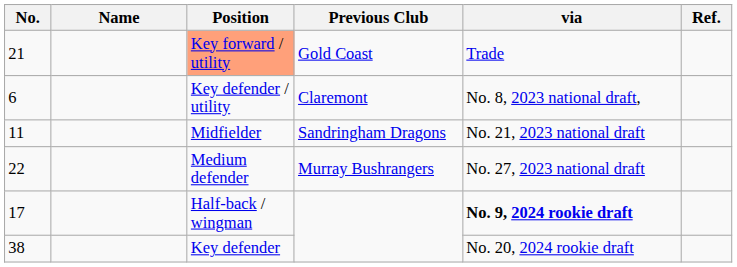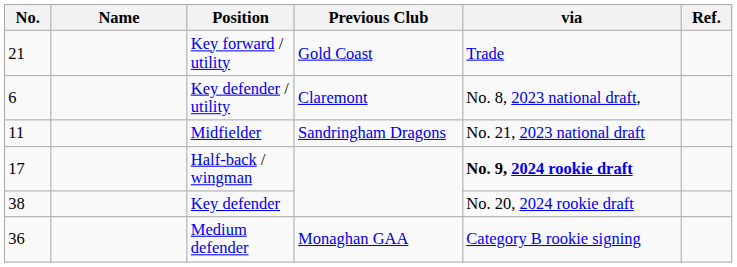(237, 52) lightsalmon background -> (237, 52) no background
- row: (17, 168)
+ row: (17, 239)
